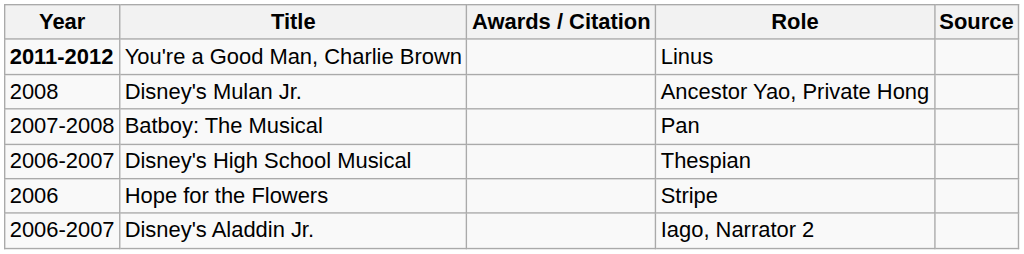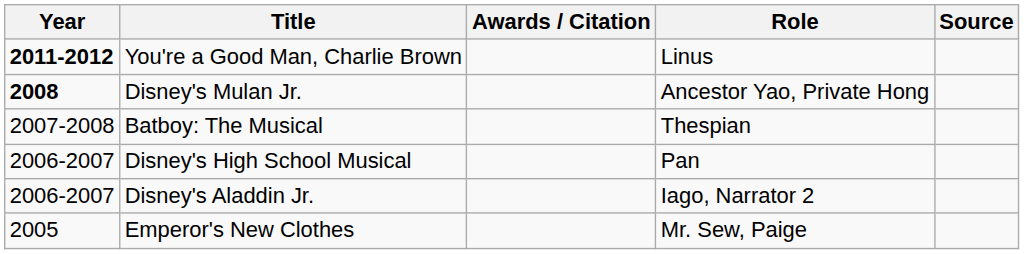(34, 91) normal -> (34, 91) bold
(680, 126) Pan -> (706, 126) Thespian
(706, 160) Thespian -> (680, 160) Pan
- row: (226, 195)
+ row: (239, 230)
